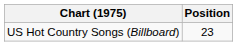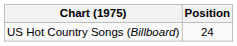(207, 31) 23 -> (207, 31) 24
